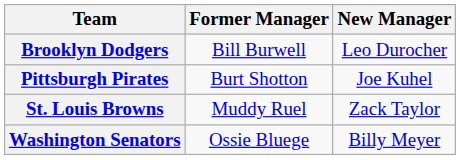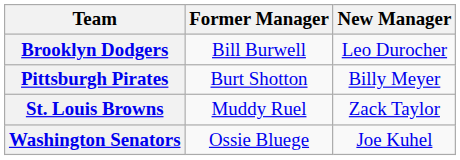(394, 79) Joe Kuhel -> (394, 79) Billy Meyer
(394, 139) Billy Meyer -> (394, 139) Joe Kuhel
